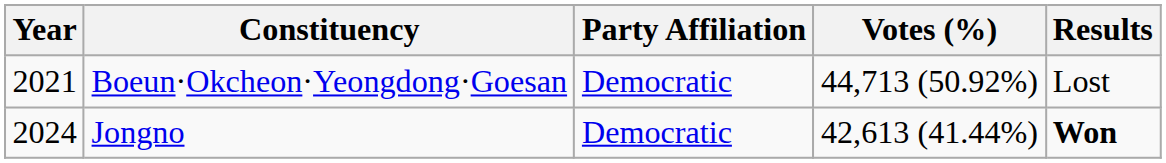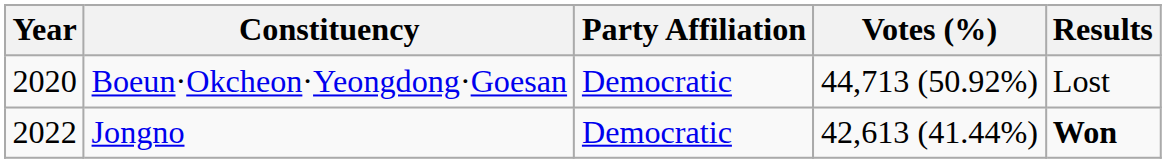(45, 81) 2021 -> (45, 81) 2020
(45, 132) 2024 -> (45, 132) 2022
